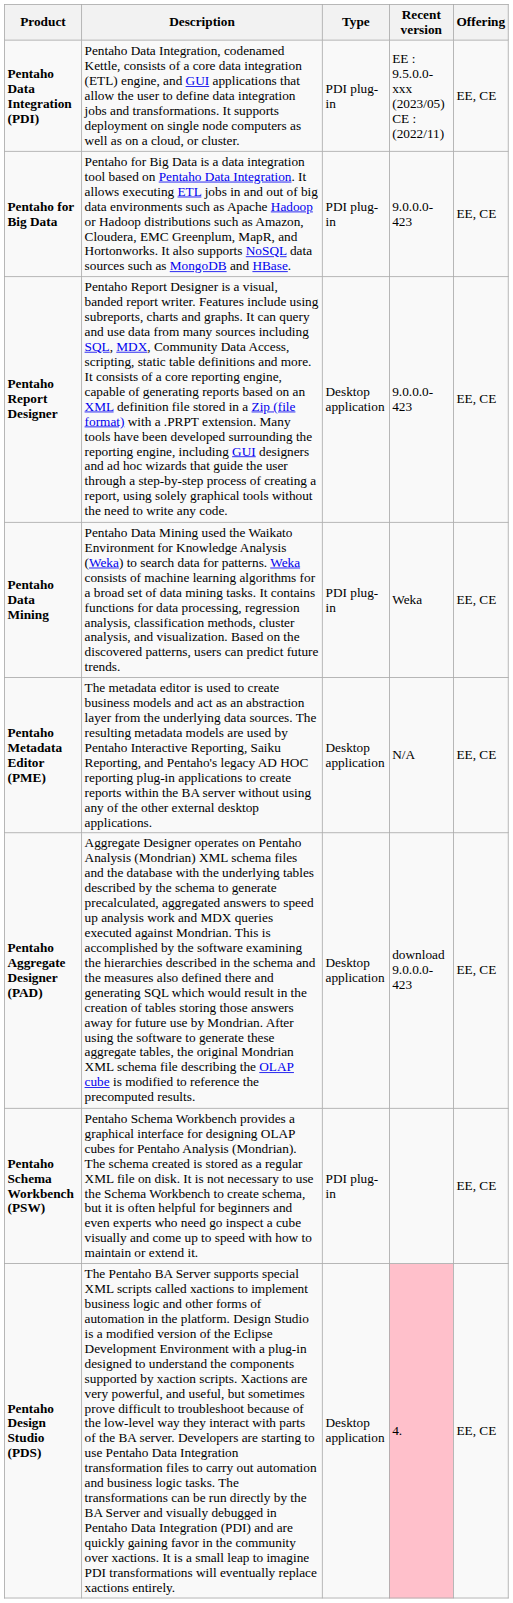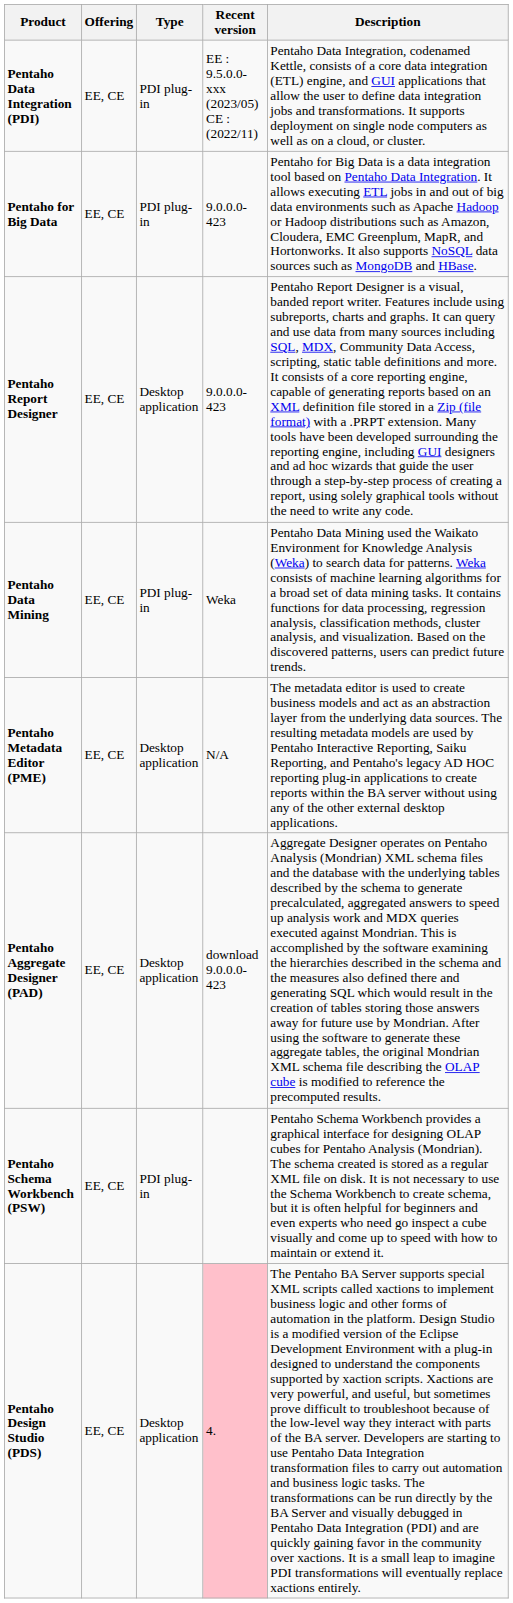columns swapped: (481, 22) <-> (202, 22)
